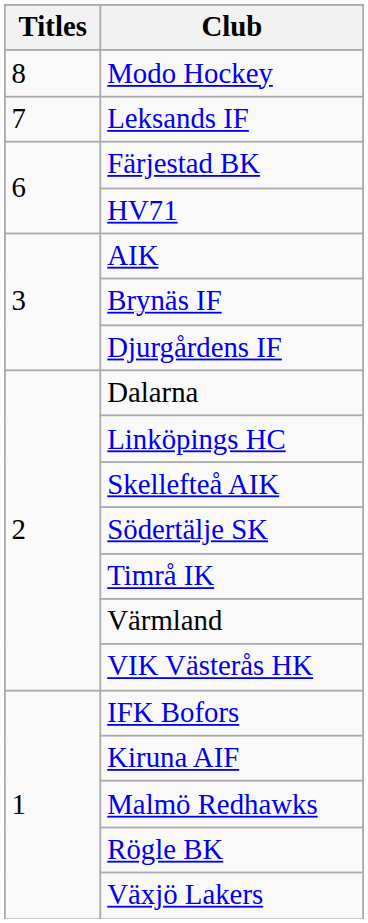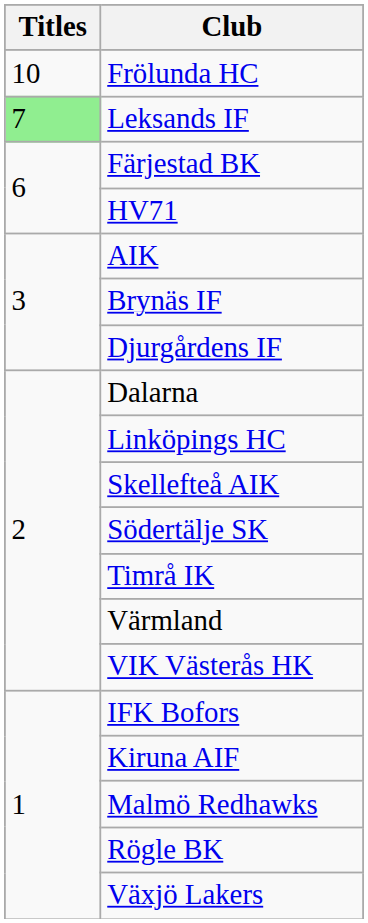+ row: (183, 73)
- row: (190, 73)
(19, 118) no background -> (19, 118) lightgreen background
